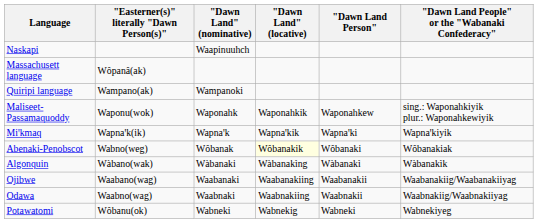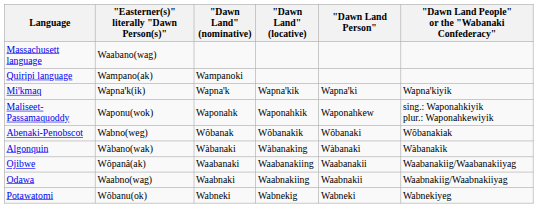- row: (23, 49)
(122, 70) Wôpanâ(ak) -> (127, 55) Waabano(wag)
rows swapped: (24, 133) <-> (38, 112)
(281, 149) lightyellow background -> (281, 133) no background
(127, 179) Waabano(wag) -> (122, 164) Wôpanâ(ak)
